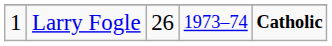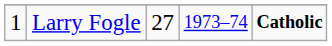(163, 22) 26 -> (163, 22) 27
